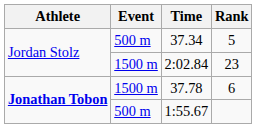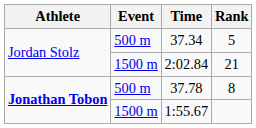(232, 64) 23 -> (232, 64) 21
(136, 88) 1500 m -> (132, 88) 500 m
(232, 88) 6 -> (232, 88) 8
(132, 111) 500 m -> (136, 111) 1500 m
